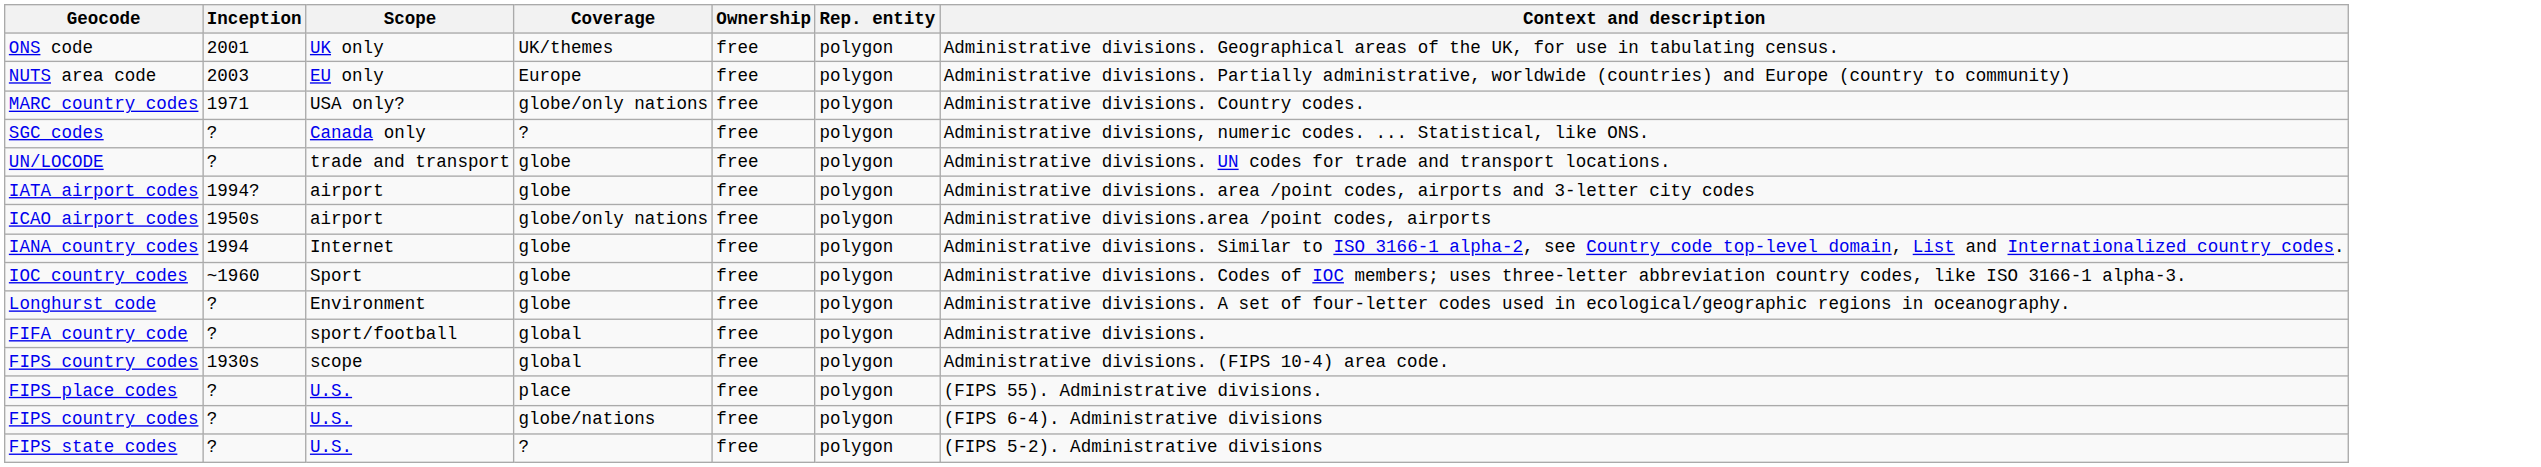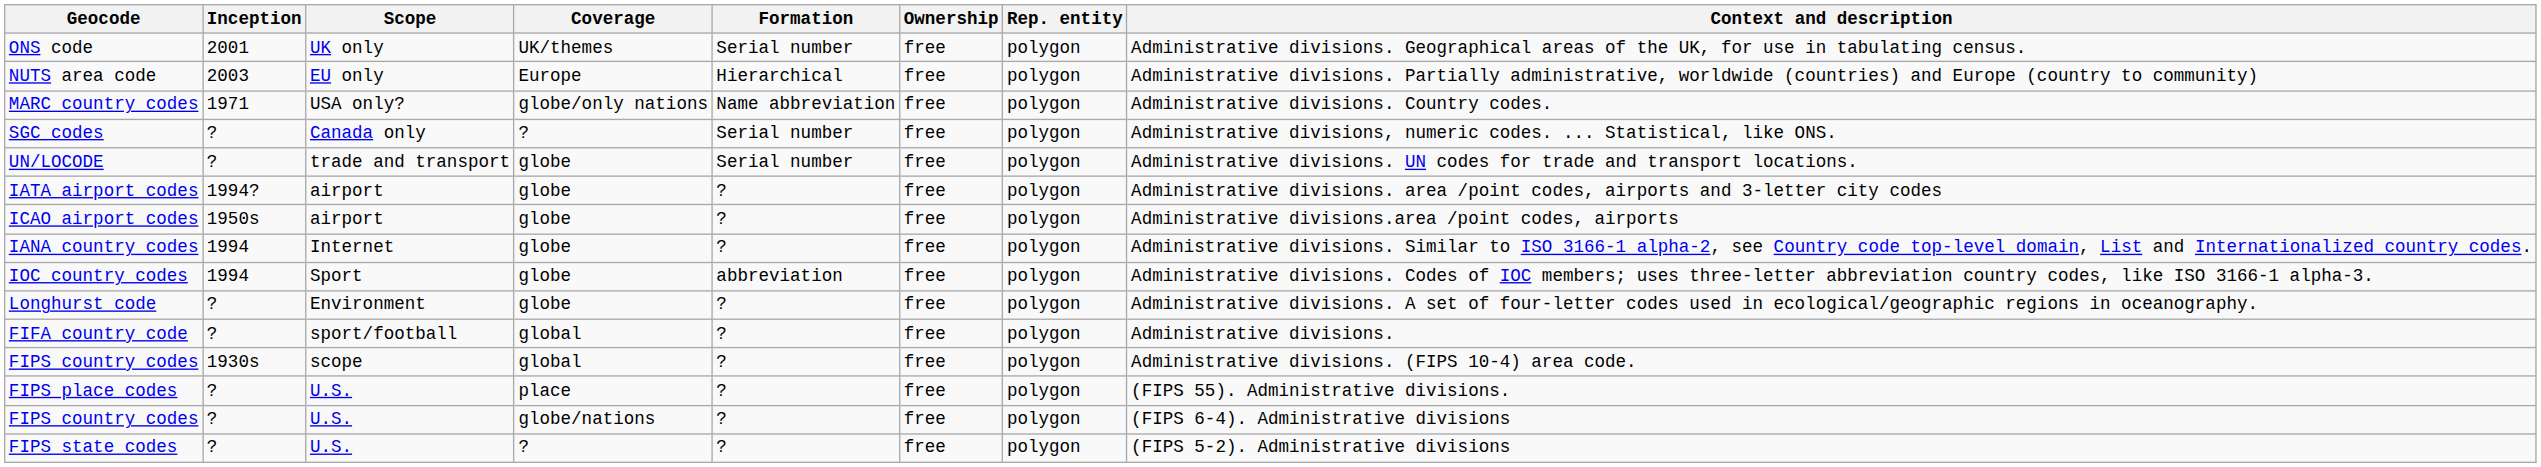+ column: (806, 19)
(613, 219) globe/only nations -> (545, 219) globe
(233, 276) ~1960 -> (228, 276) 1994
